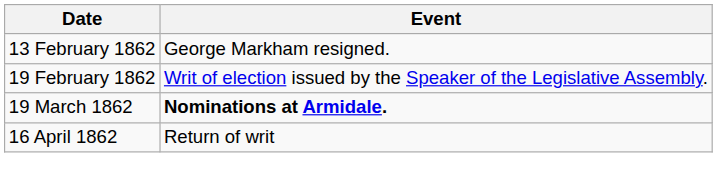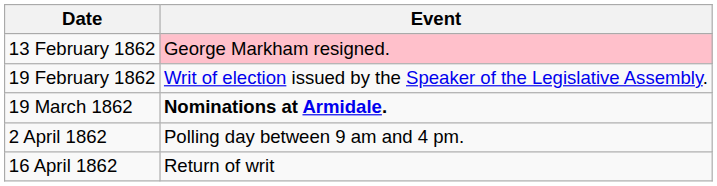(277, 48) no background -> (277, 48) pink background
+ row: (58, 136)
